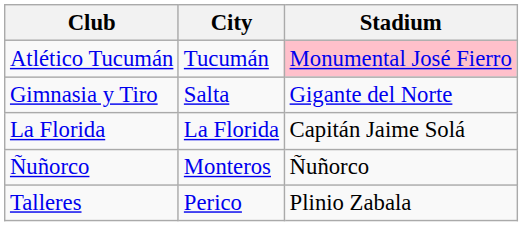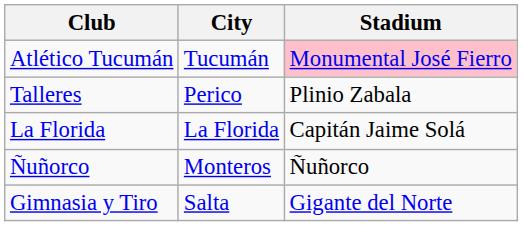rows swapped: (84, 94) <-> (46, 202)
